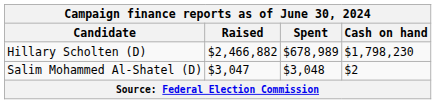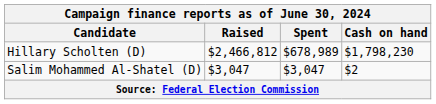(243, 52) $2,466,882 -> (243, 52) $2,466,812
(304, 70) $3,048 -> (304, 70) $3,047
